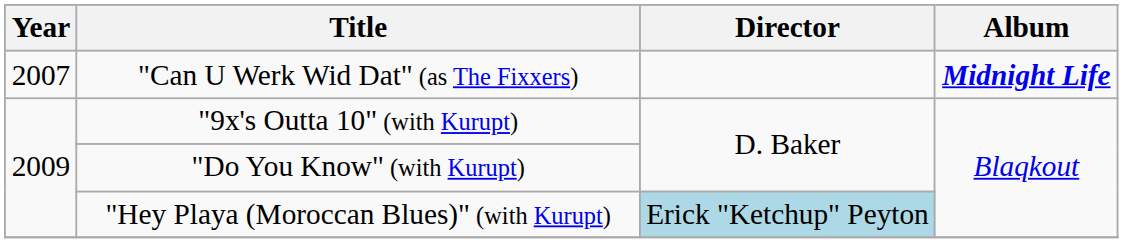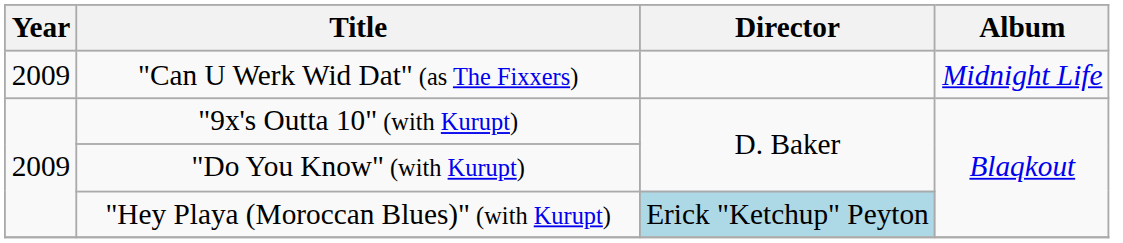(41, 74) 2007 -> (41, 74) 2009
(1026, 74) bold -> (1022, 74) normal
